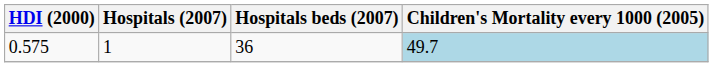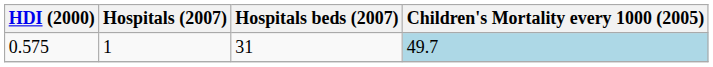(244, 47) 36 -> (244, 47) 31
